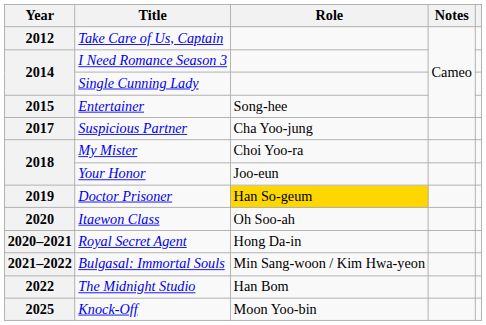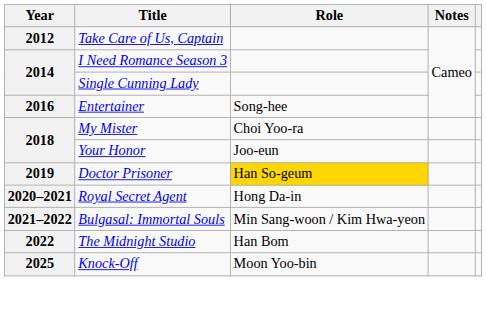(40, 106) 2015 -> (40, 106) 2016
- row: (133, 128)
- row: (119, 219)
